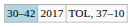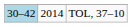(52, 13) 2017 -> (52, 13) 2014
